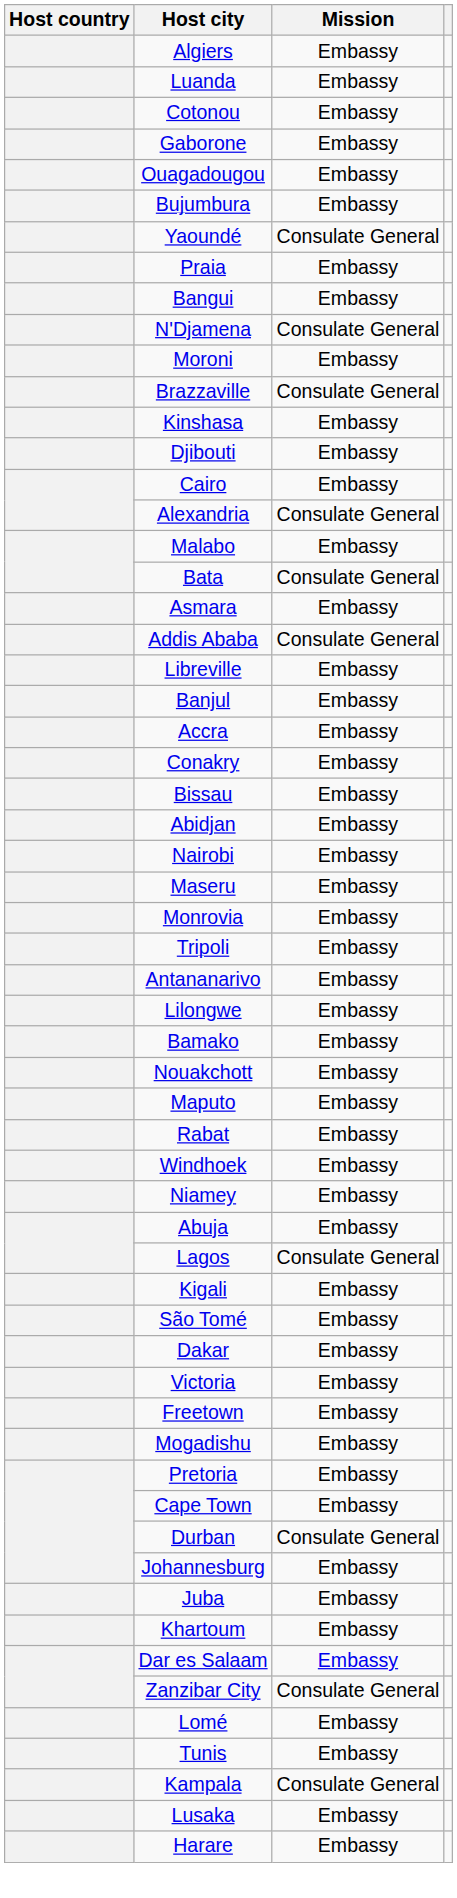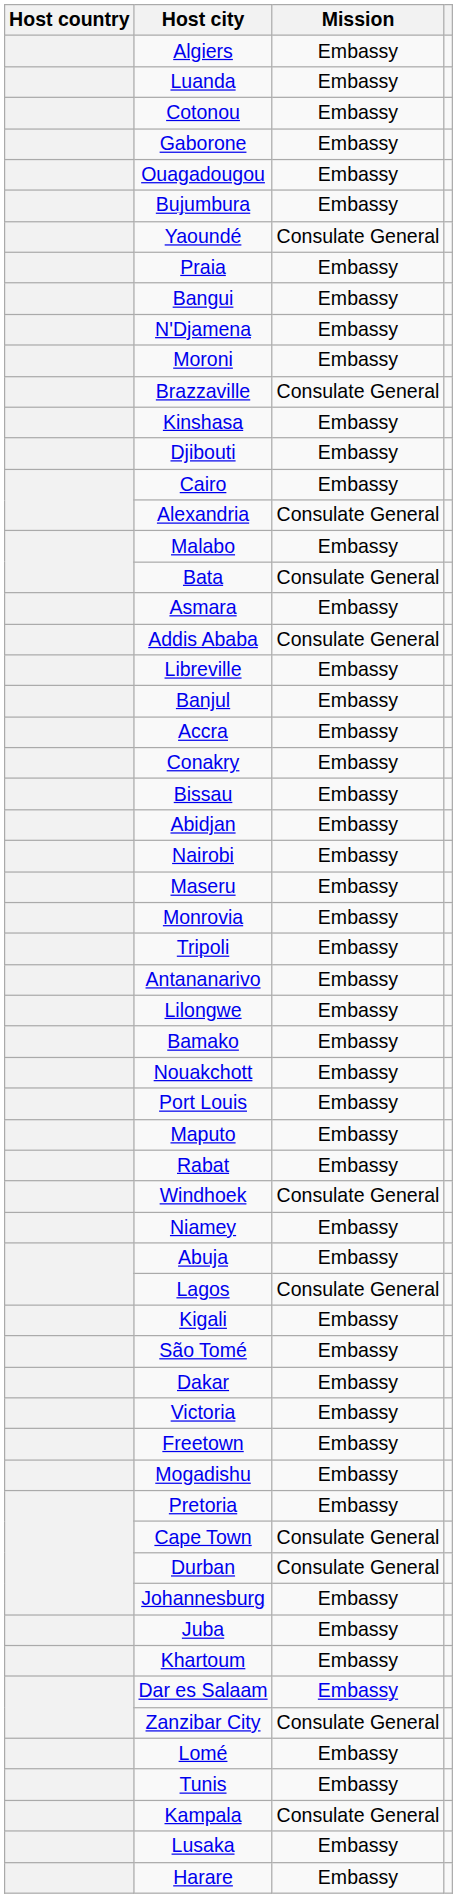(358, 329) Consulate General -> (358, 329) Embassy
+ row: (203, 1103)
(358, 1165) Embassy -> (358, 1196) Consulate General
(358, 1505) Embassy -> (358, 1536) Consulate General
